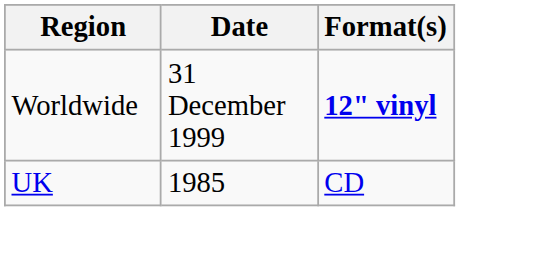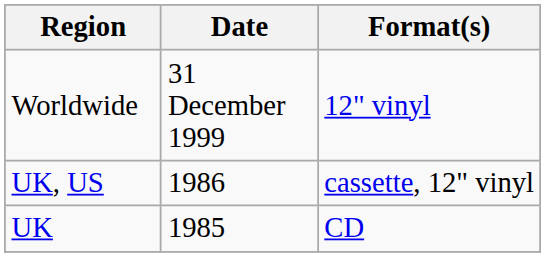(380, 104) bold -> (377, 104) normal
+ row: (58, 182)
